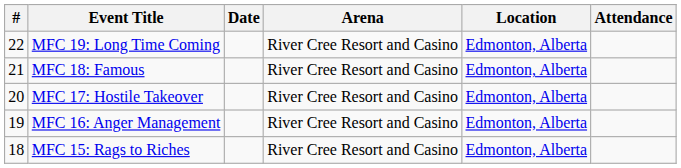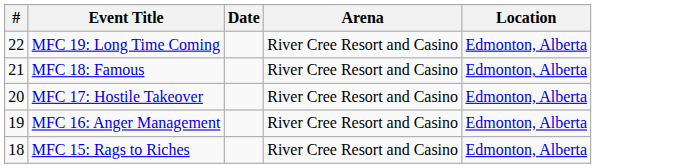- column: (634, 18)
